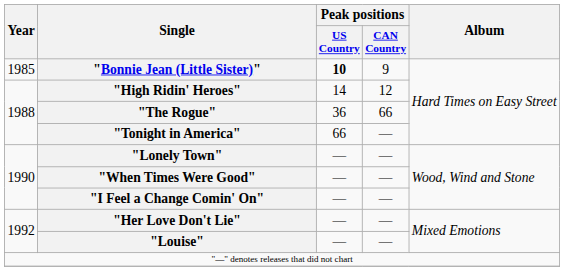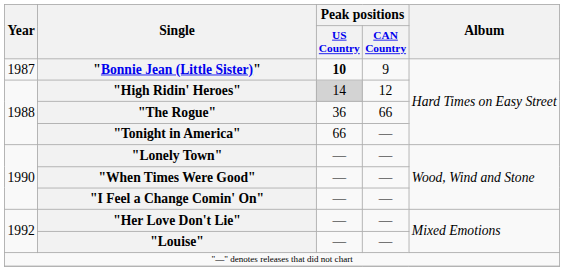(21, 69) 1985 -> (21, 69) 1987
(339, 90) no background -> (339, 90) lightgrey background
